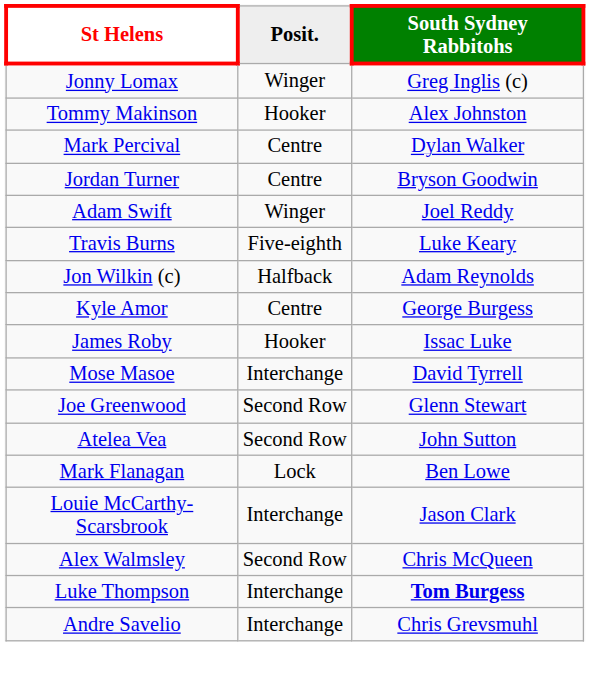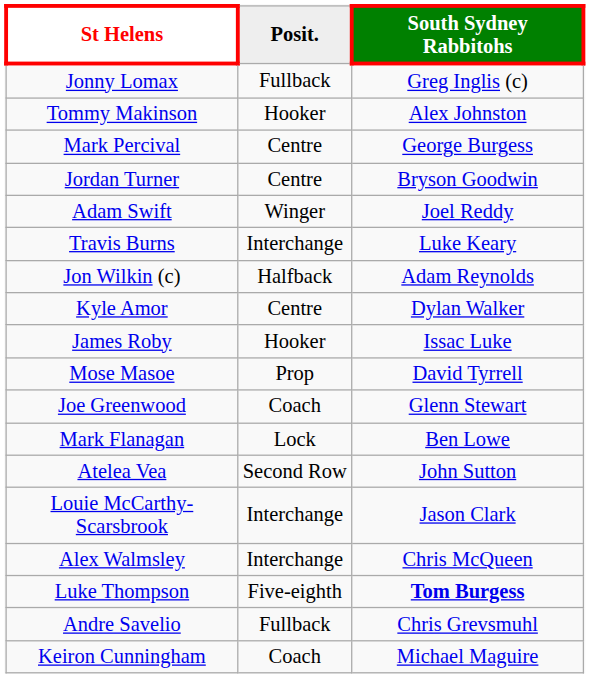(295, 80) Winger -> (295, 80) Fullback
(468, 146) Dylan Walker -> (468, 146) George Burgess
(295, 243) Five-eighth -> (295, 243) Interchange
(468, 308) George Burgess -> (468, 308) Dylan Walker
(295, 373) Interchange -> (295, 373) Prop
(295, 406) Second Row -> (295, 406) Coach
rows swapped: (122, 438) <-> (122, 471)
(295, 559) Second Row -> (295, 559) Interchange
(295, 591) Interchange -> (295, 591) Five-eighth
(295, 624) Interchange -> (295, 624) Fullback
+ row: (122, 656)
